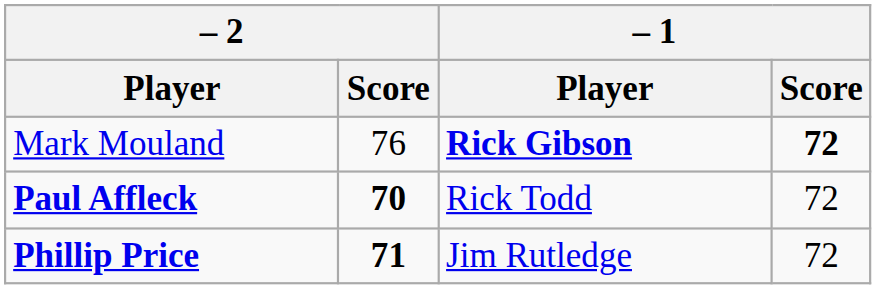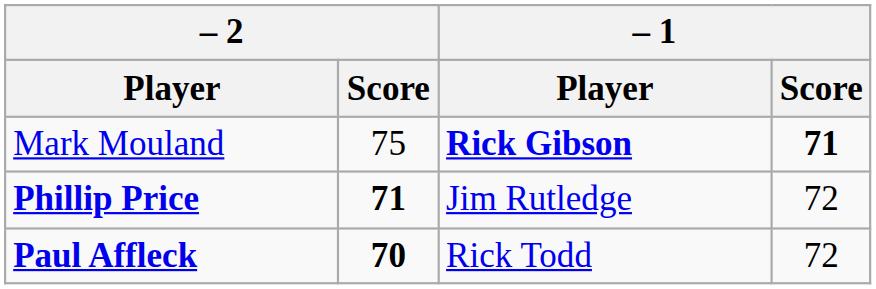(388, 143) 76 -> (388, 143) 75
(821, 143) 72 -> (821, 143) 71
rows swapped: (106, 254) <-> (105, 198)
